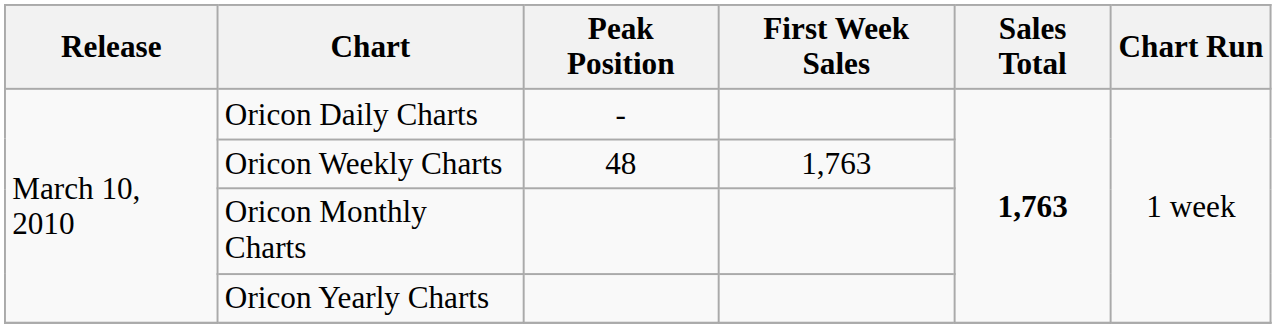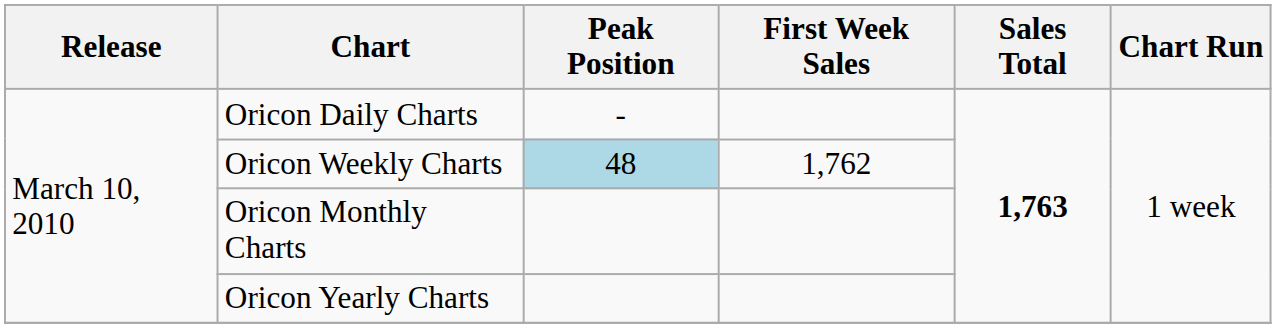(621, 163) no background -> (621, 163) lightblue background
(836, 163) 1,763 -> (836, 163) 1,762
